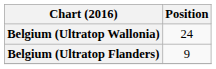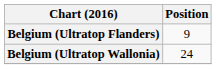rows swapped: (83, 53) <-> (83, 34)
